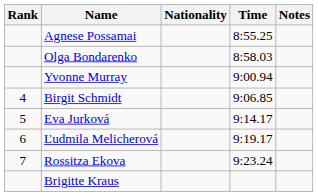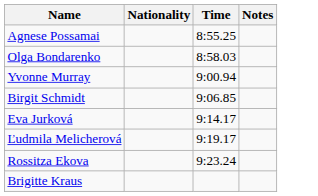- column: (23, 14)
